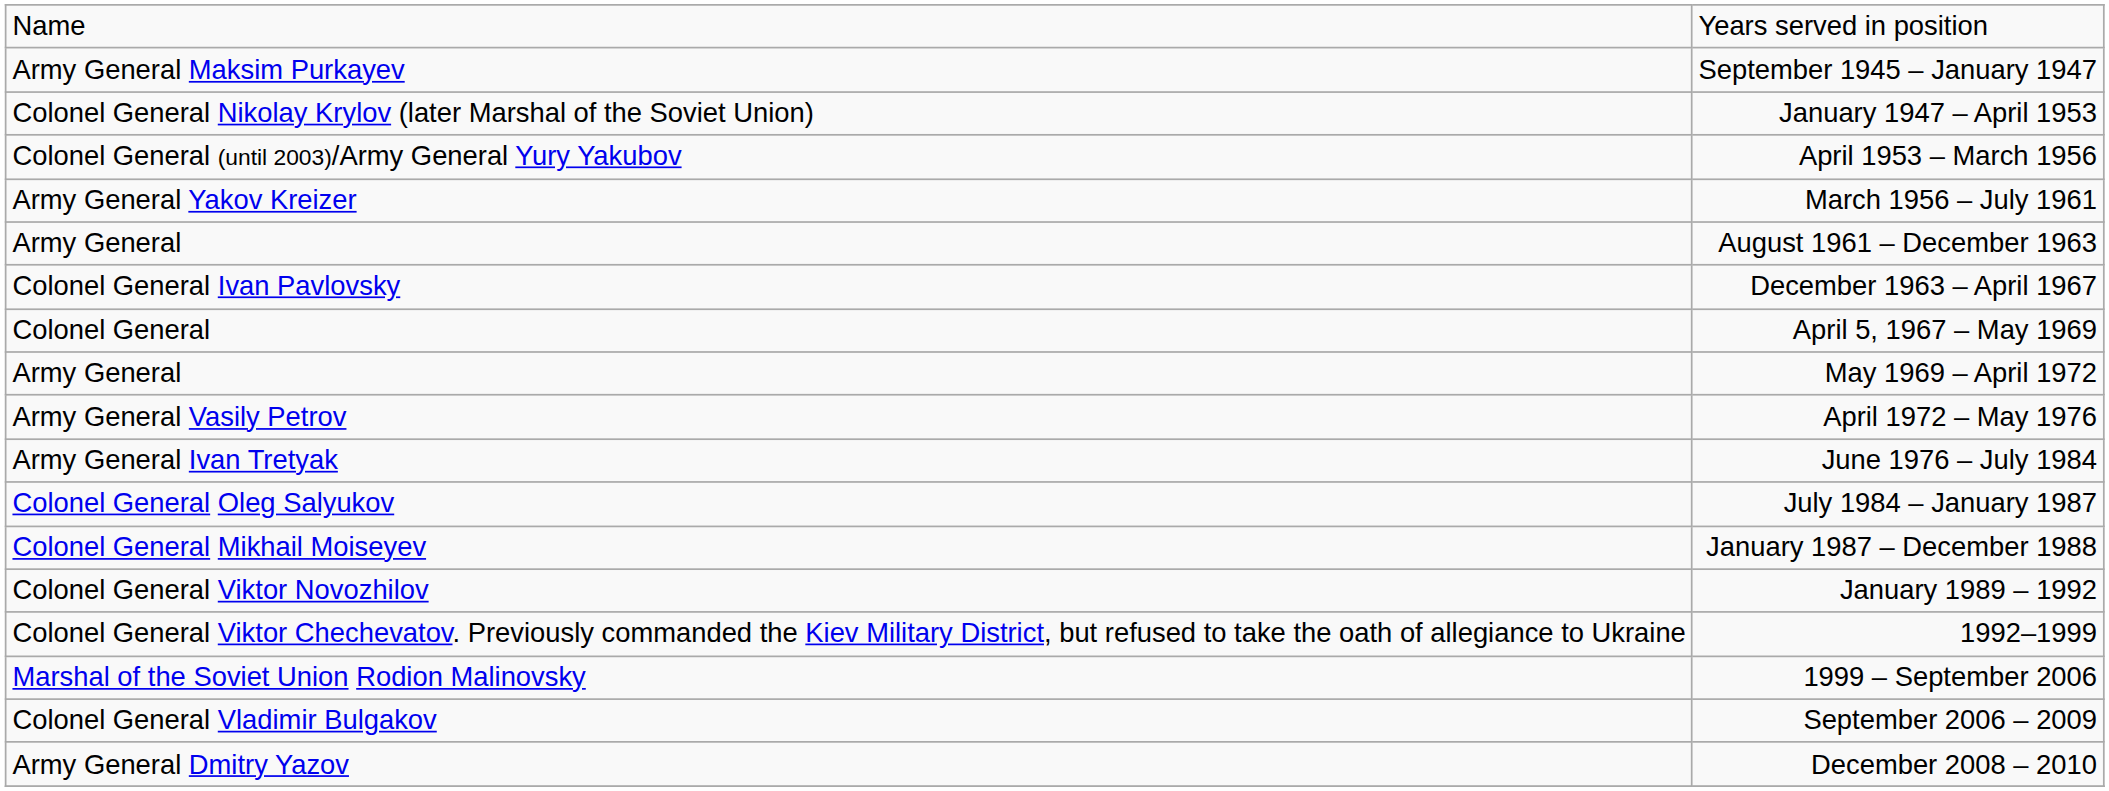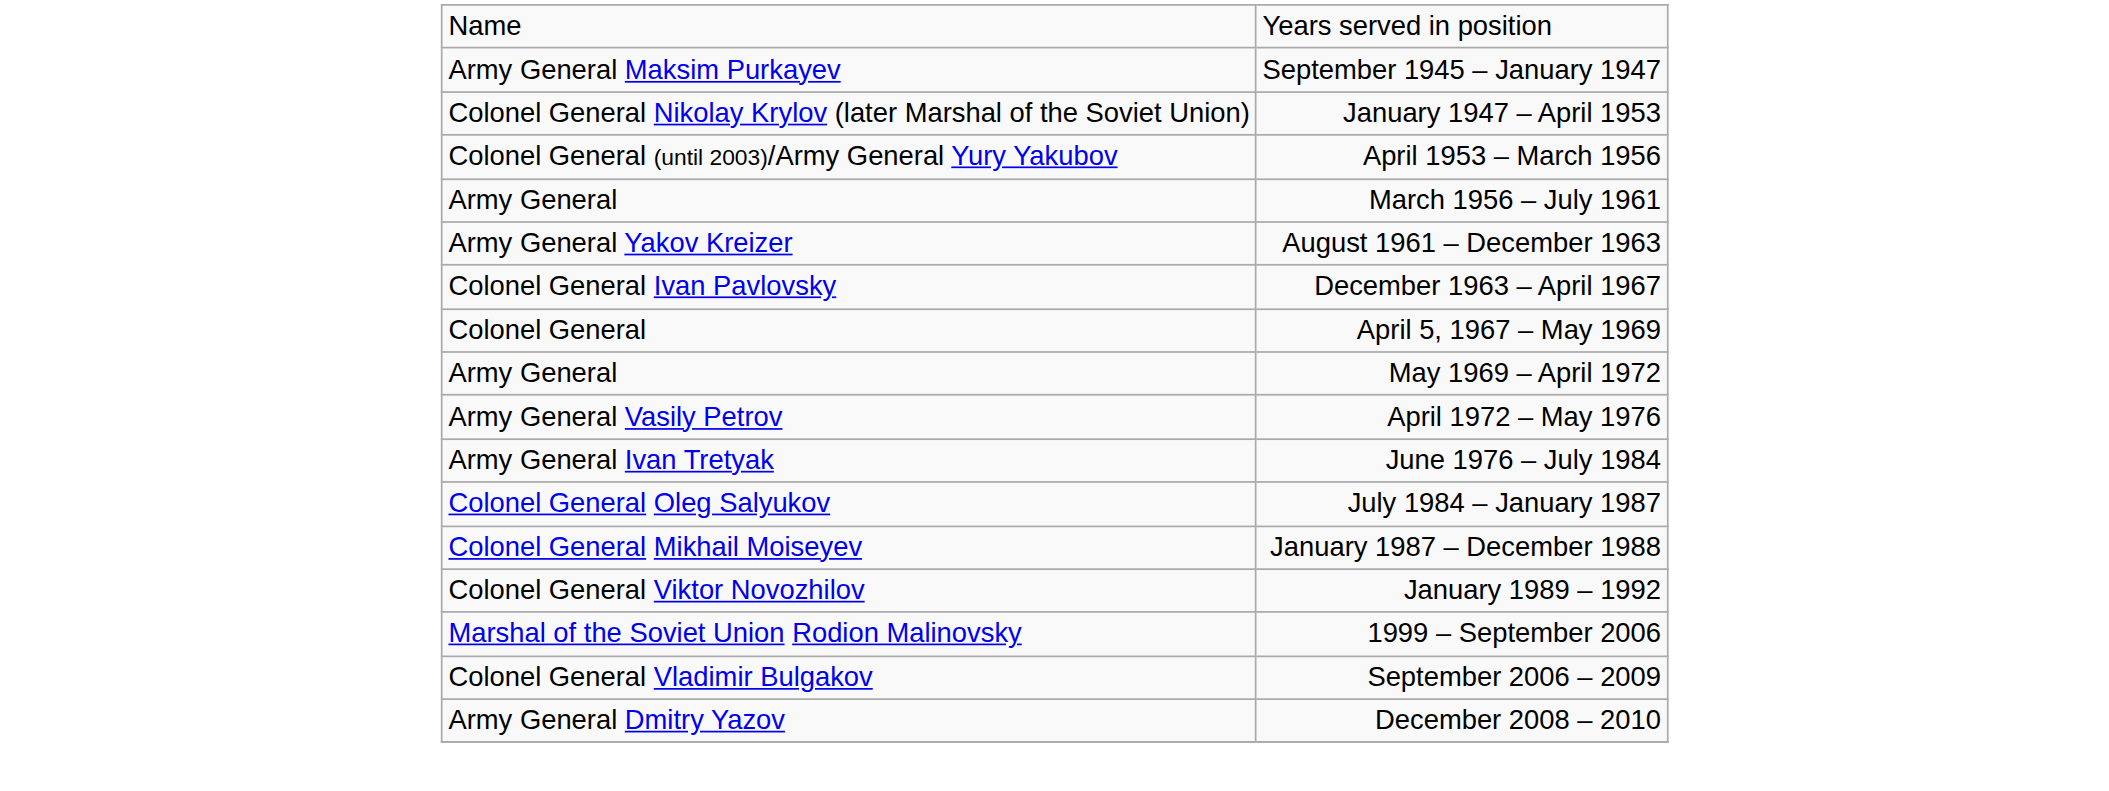(185, 199) Army General Yakov Kreizer -> (533, 199) Army General
(97, 243) Army General -> (621, 243) Army General Yakov Kreizer
- row: (2029, 633)
